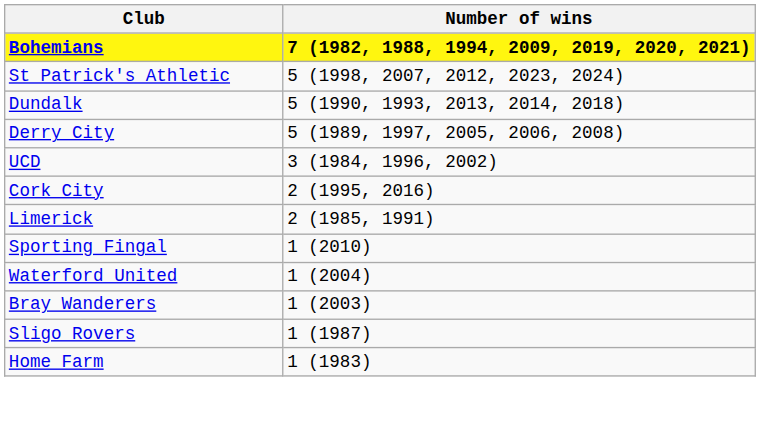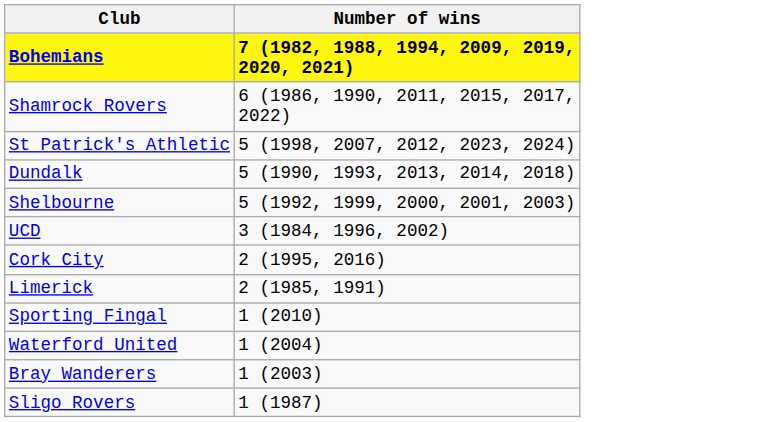+ row: (88, 107)
- row: (62, 133)
+ row: (62, 202)
- row: (56, 362)
